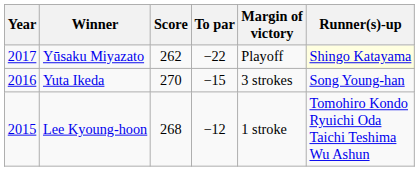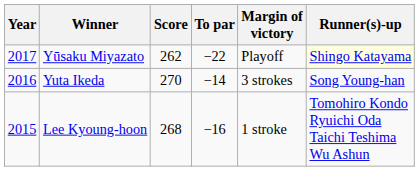(215, 80) −15 -> (215, 80) −14
(215, 129) −12 -> (215, 129) −16
